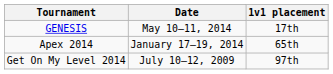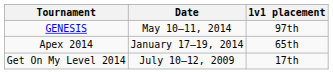(287, 29) 17th -> (287, 29) 97th
(287, 61) 97th -> (287, 61) 17th
